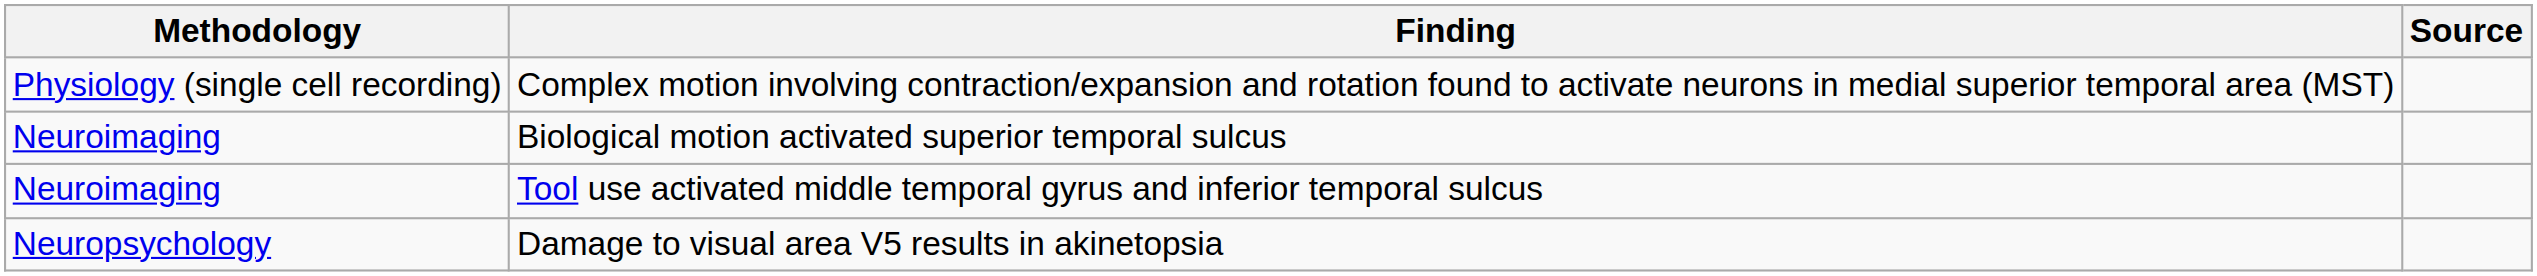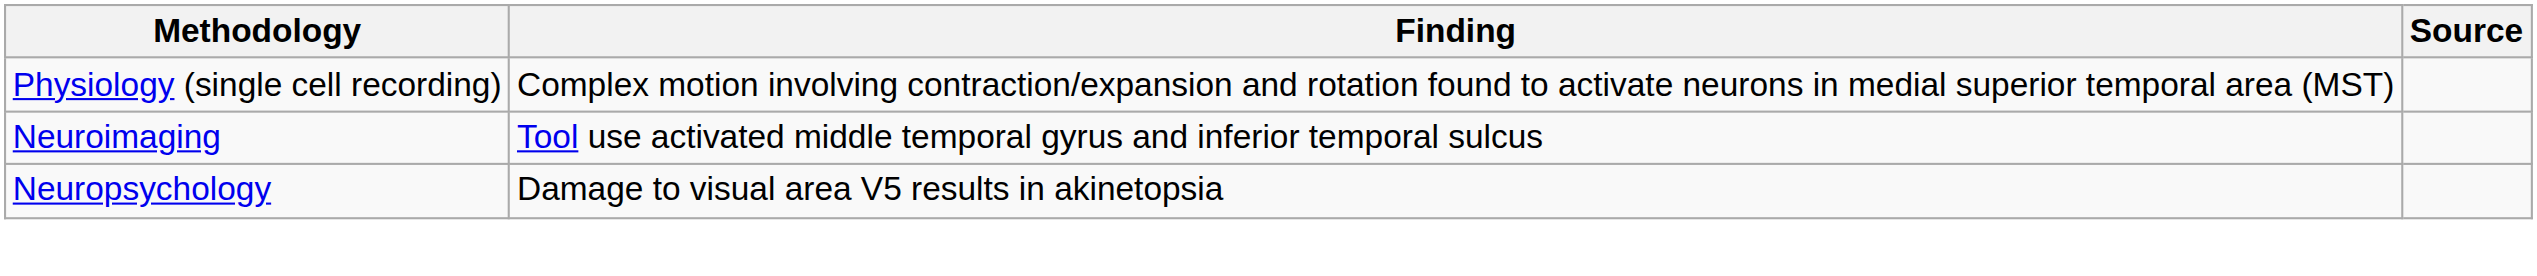- row: (902, 137)
